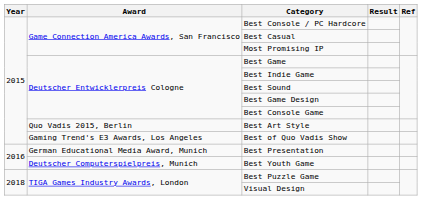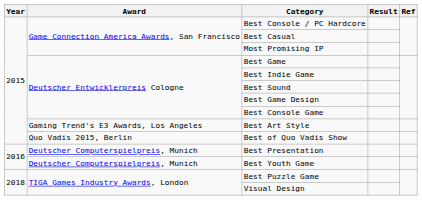(80, 125) Quo Vadis 2015, Berlin -> (116, 125) Gaming Trend's E3 Awards, Los Angeles
(116, 138) Gaming Trend's E3 Awards, Los Angeles -> (80, 138) Quo Vadis 2015, Berlin
(118, 150) German Educational Media Award, Munich -> (113, 150) Deutscher Computerspielpreis, Munich
